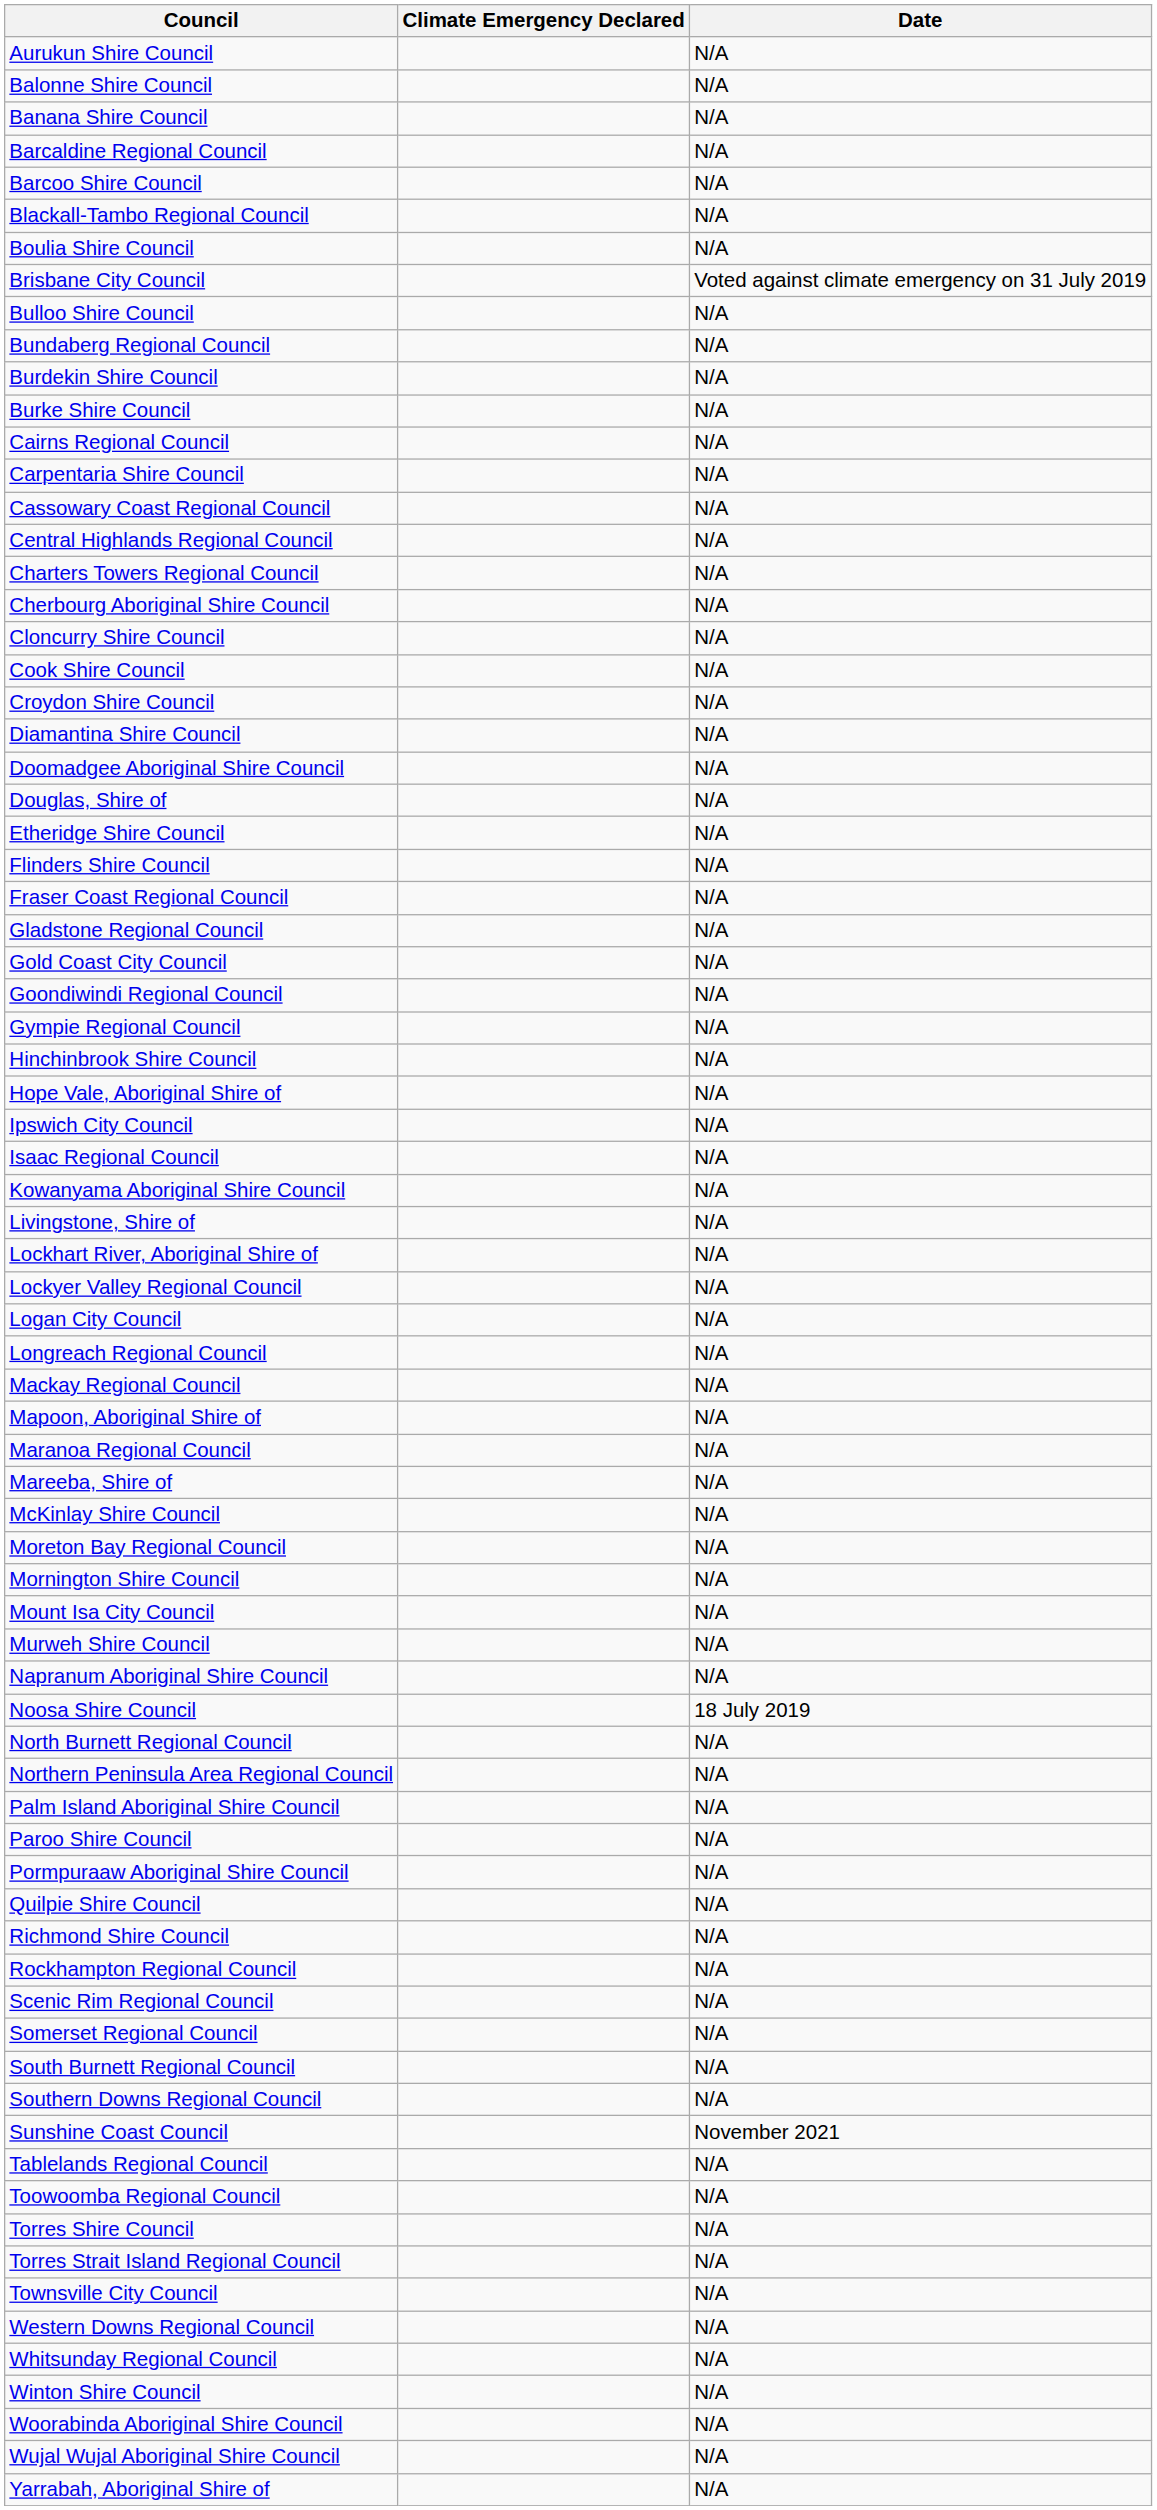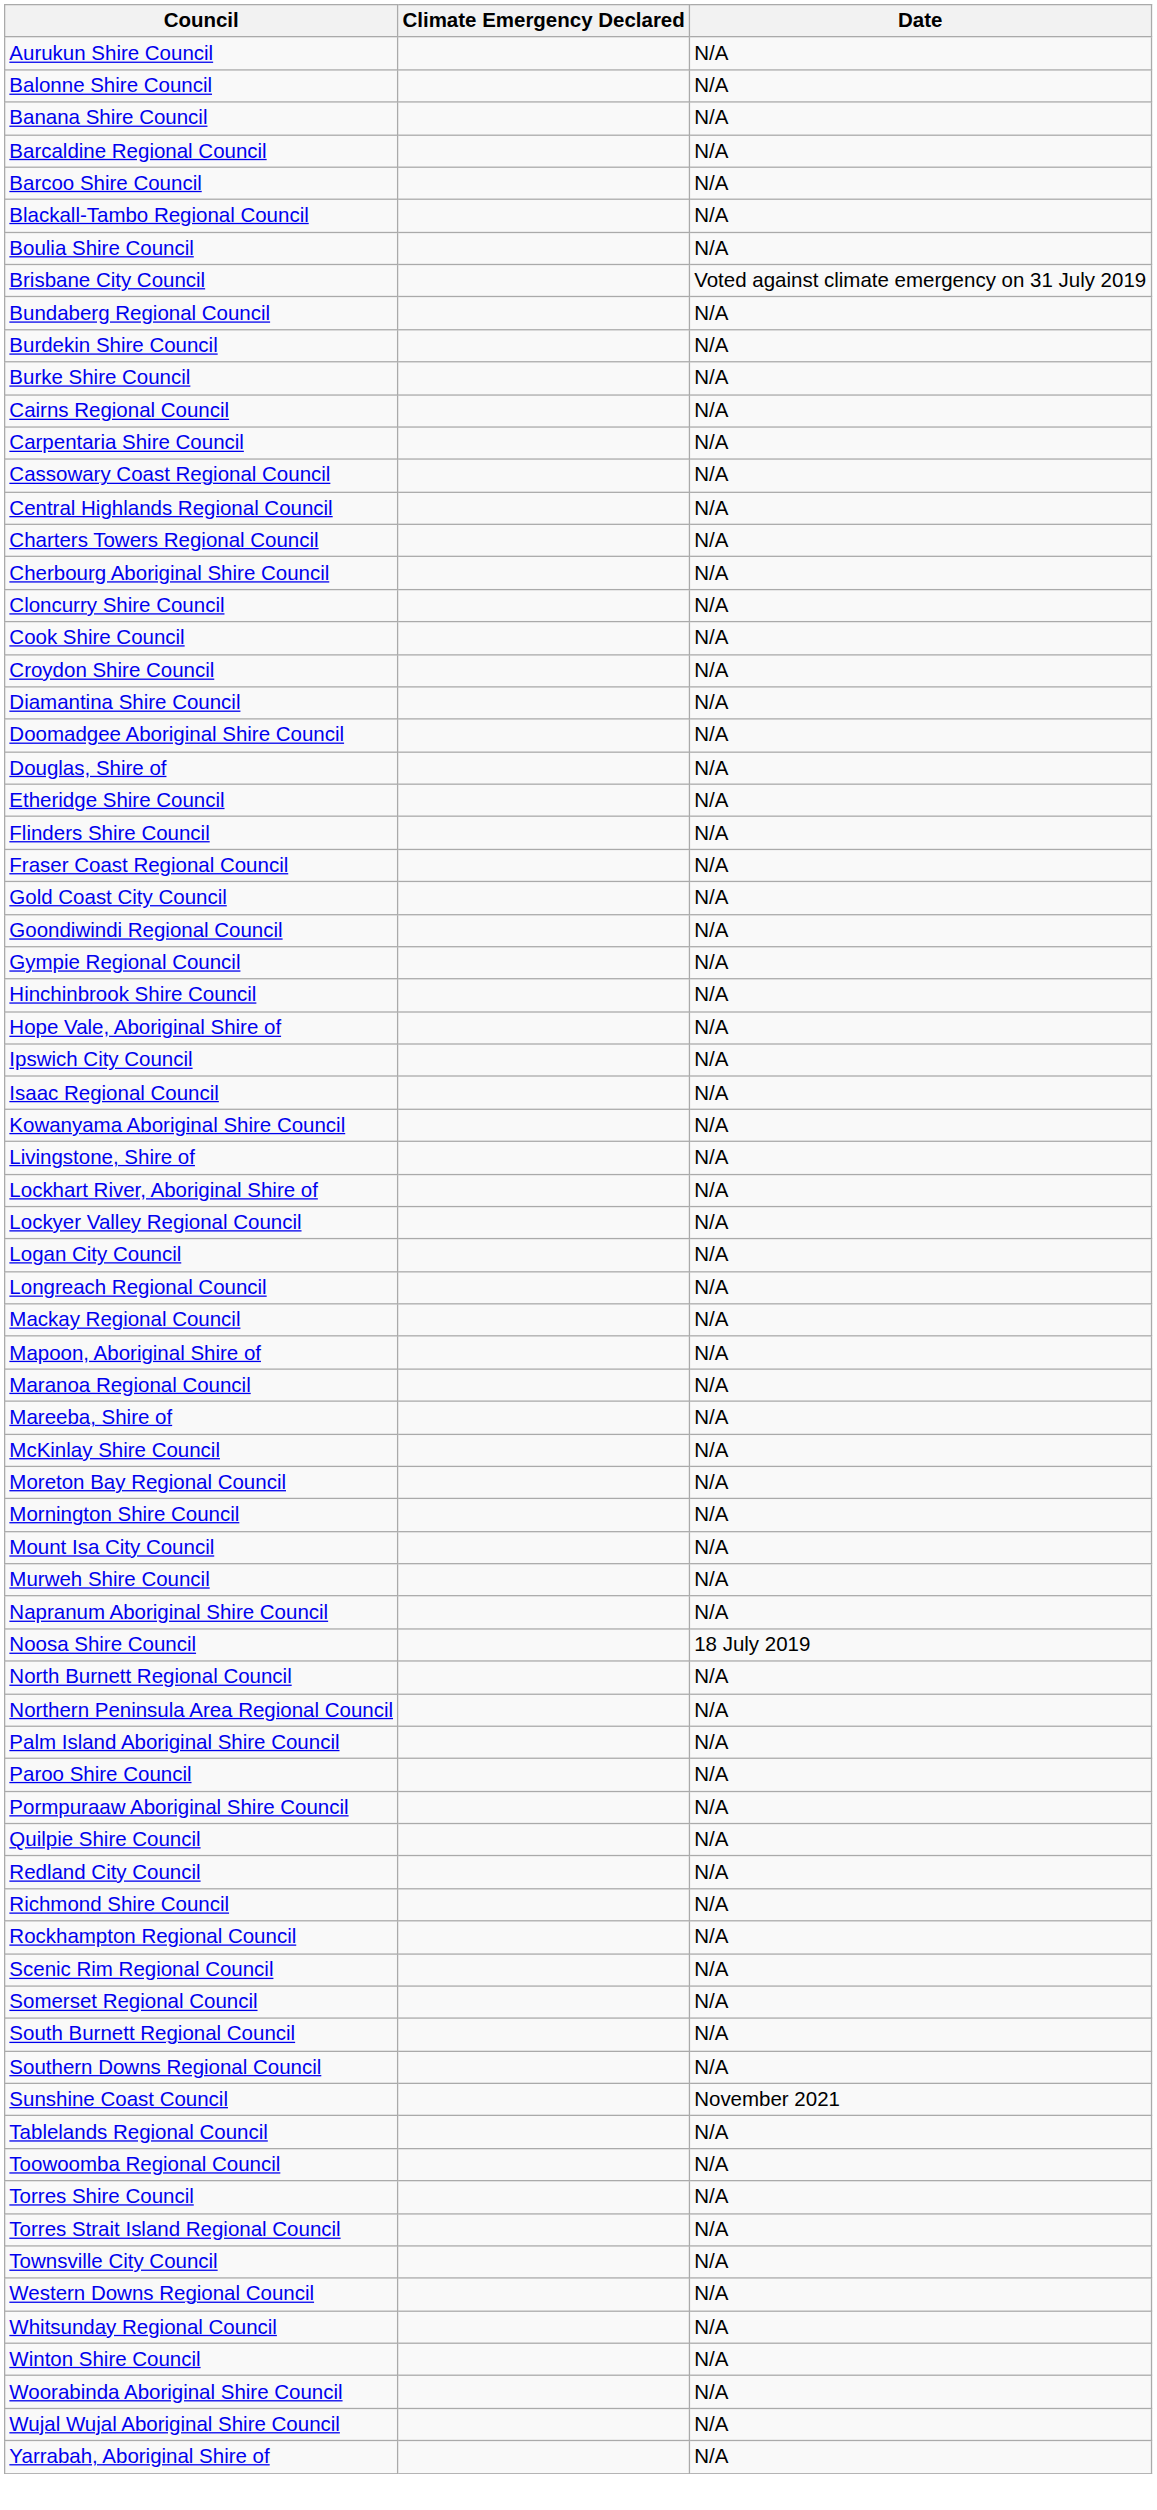- row: (102, 313)
- row: (136, 930)
+ row: (105, 1872)
